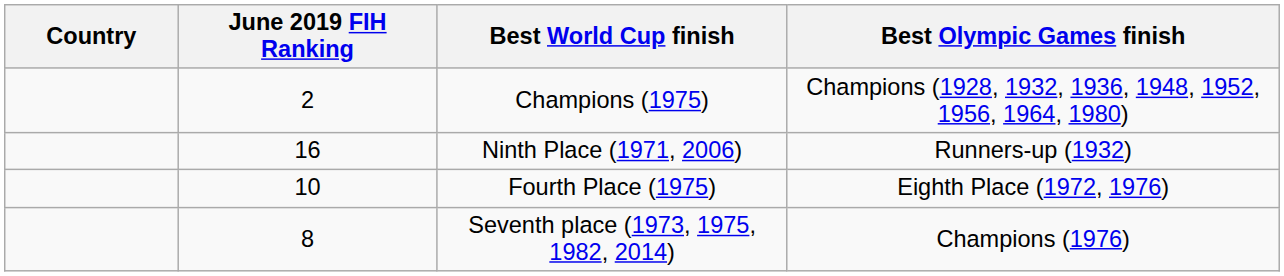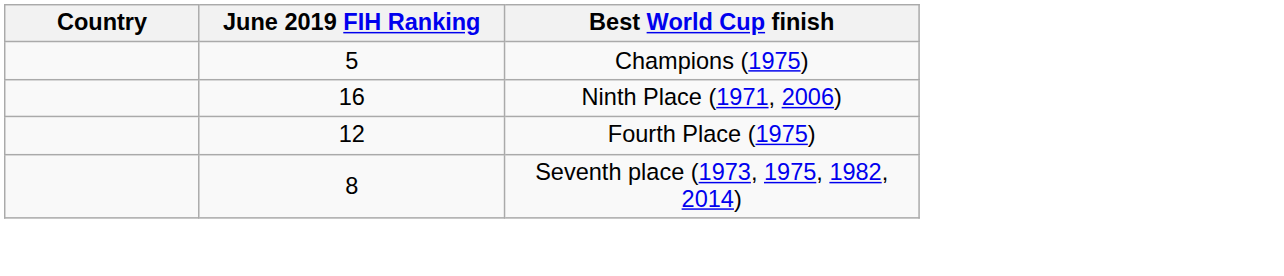- column: (1033, 36)
(308, 100) 2 -> (352, 60) 5
(308, 187) 10 -> (352, 135) 12
